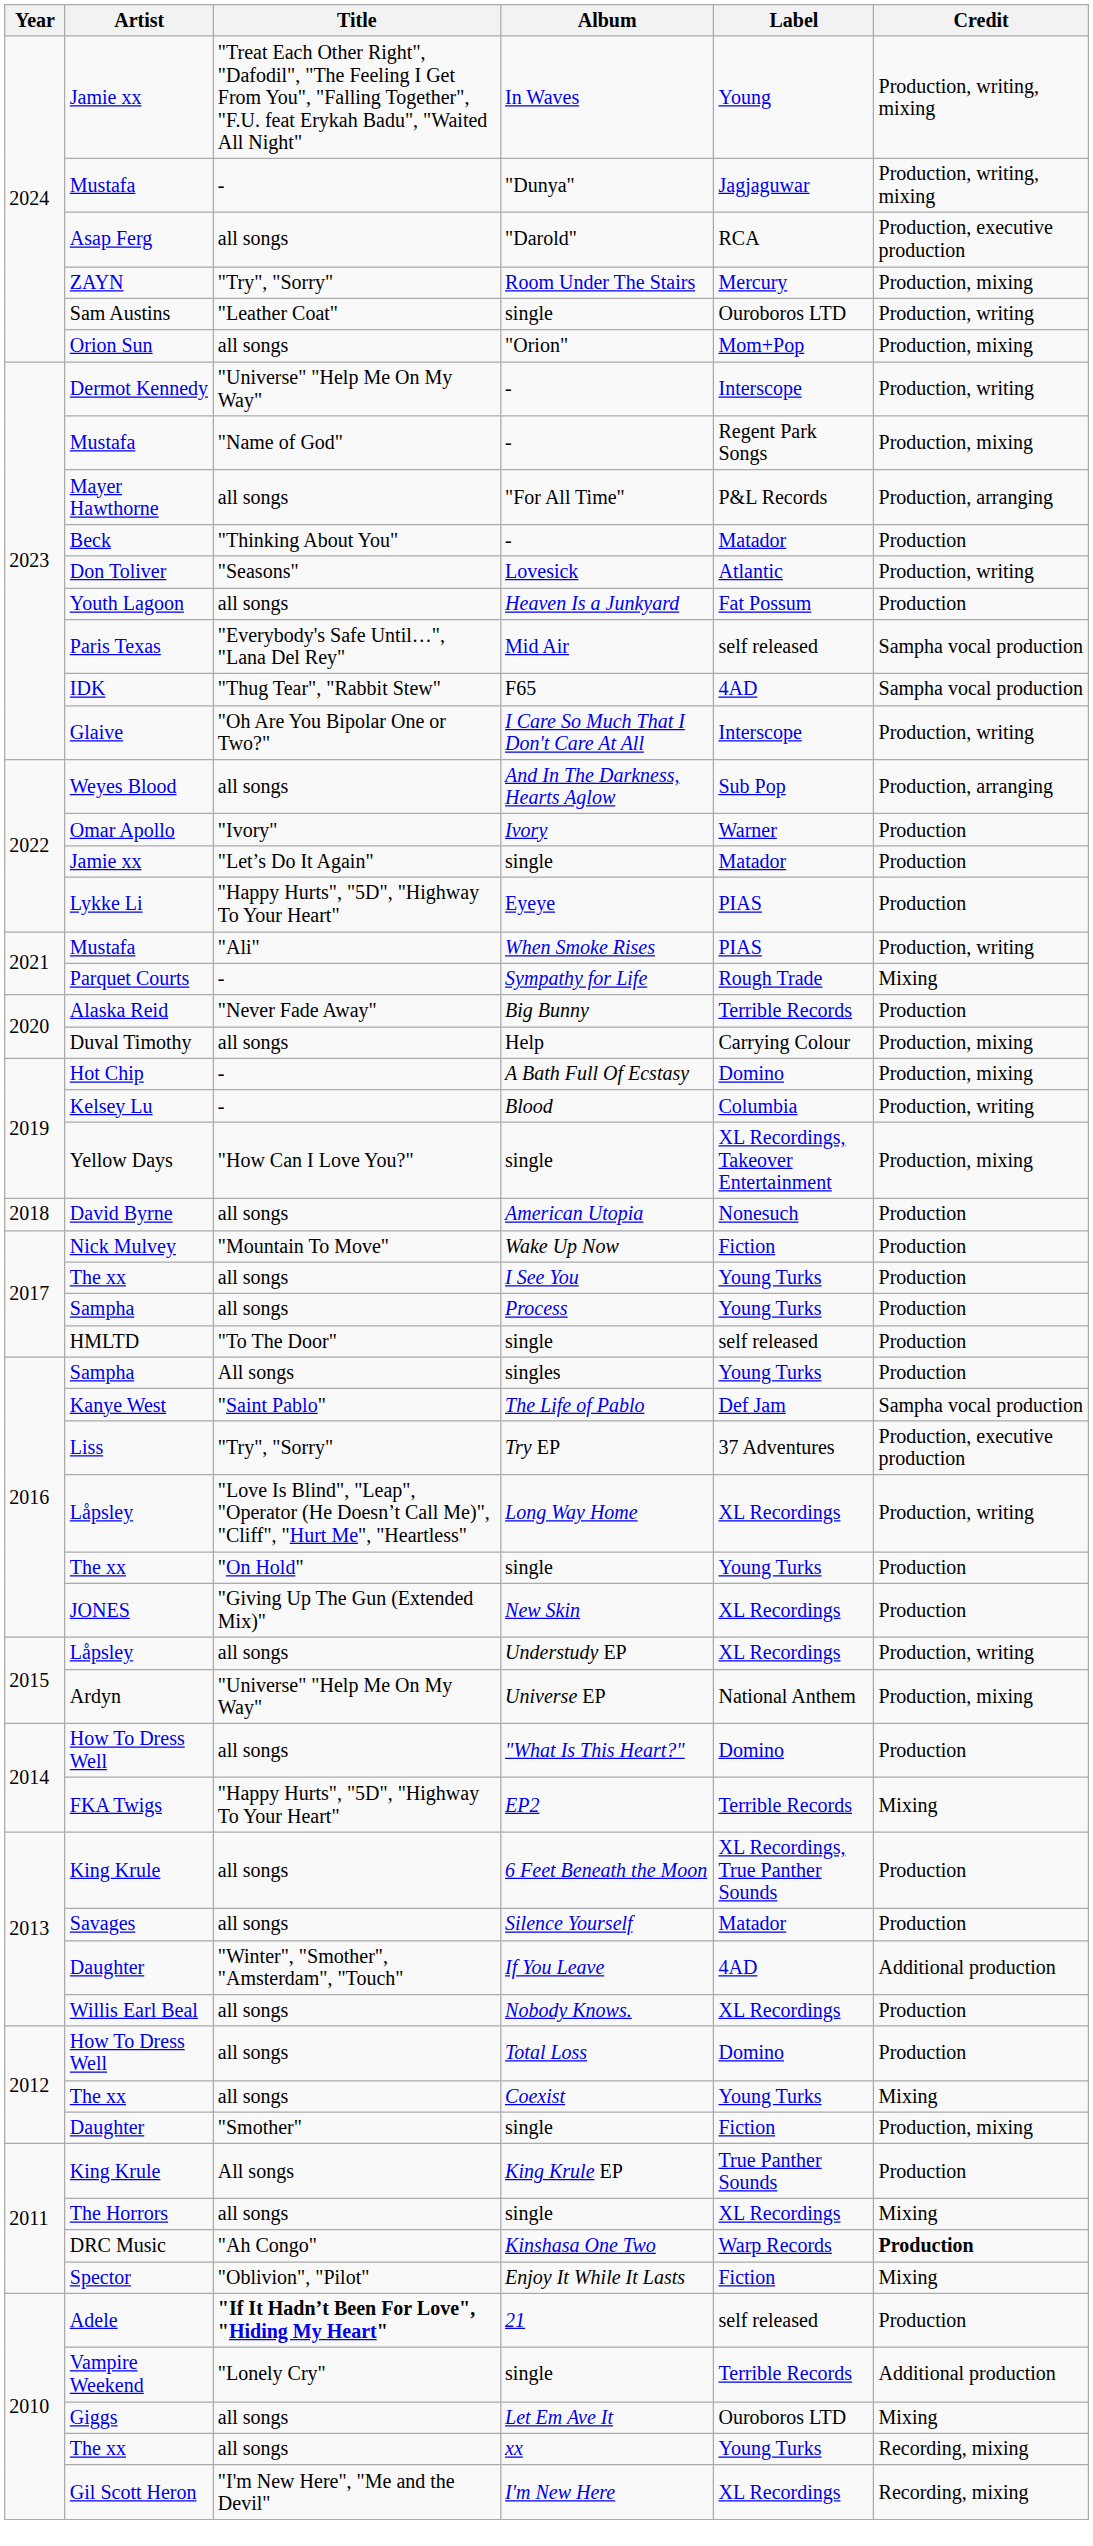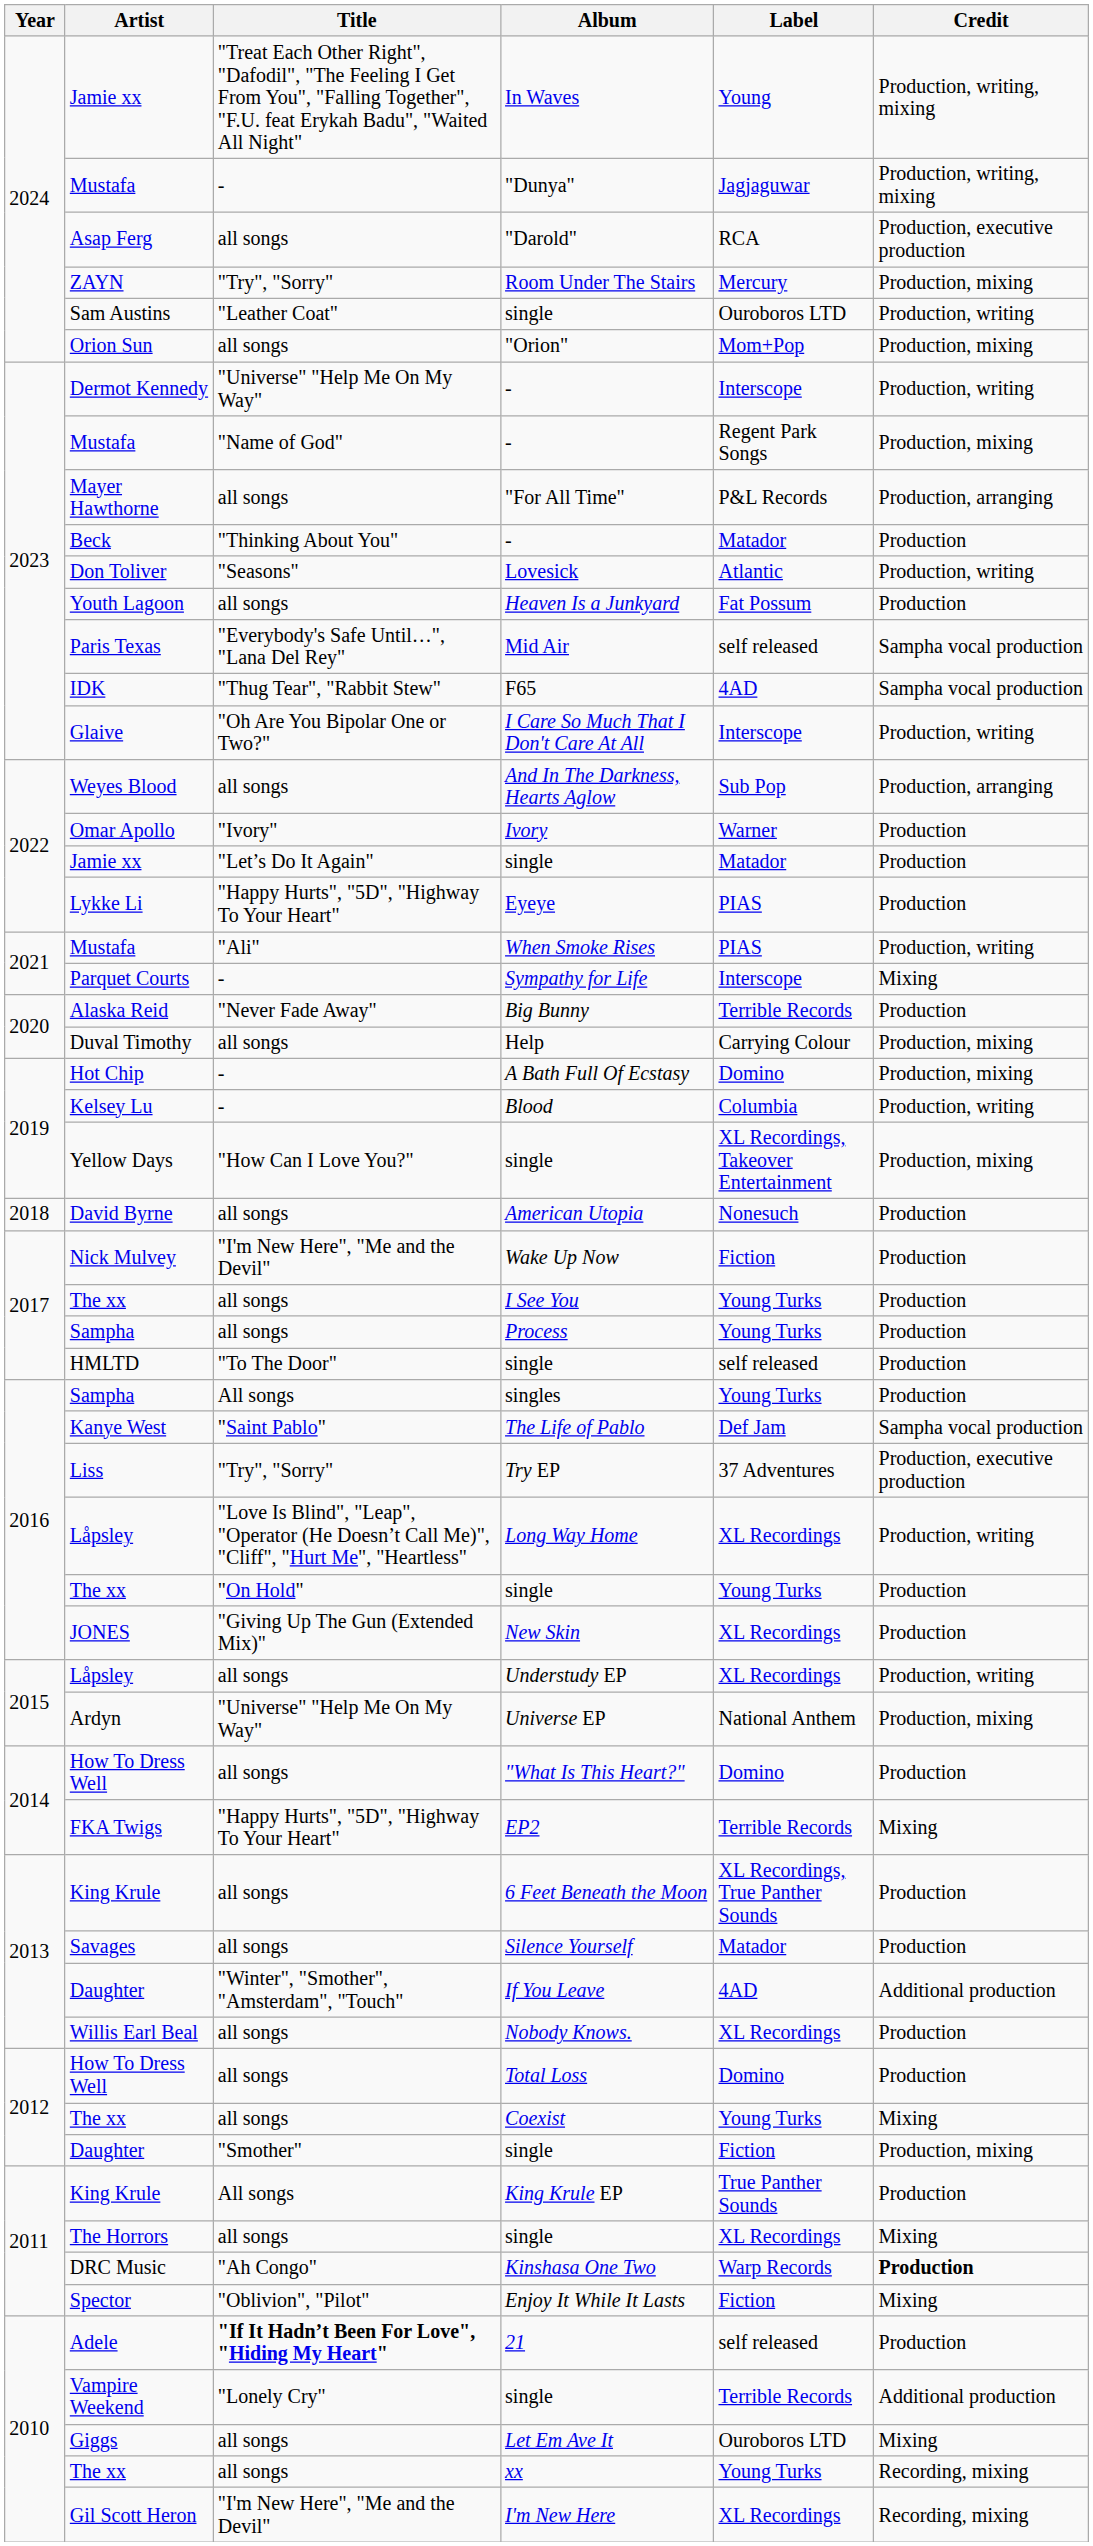(770, 978) Rough Trade -> (760, 978) Interscope
(303, 1245) "Mountain To Move" -> (336, 1257) "I'm New Here", "Me and the Devil"
